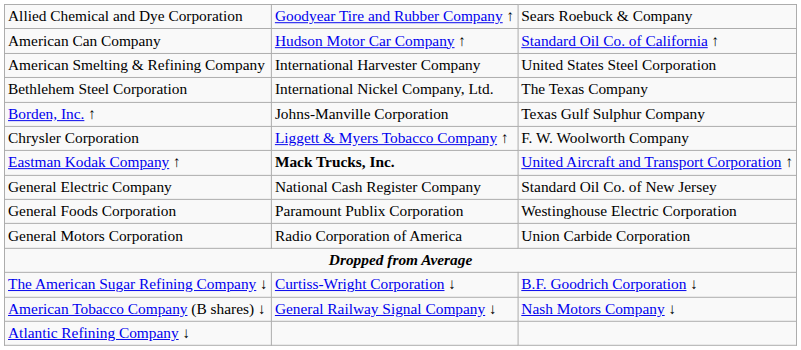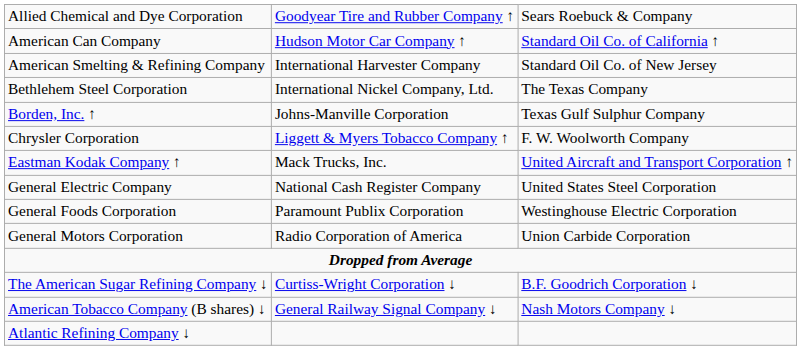(619, 65) United States Steel Corporation -> (619, 65) Standard Oil Co. of New Jersey
(335, 162) bold -> (331, 162) normal
(619, 187) Standard Oil Co. of New Jersey -> (619, 187) United States Steel Corporation
